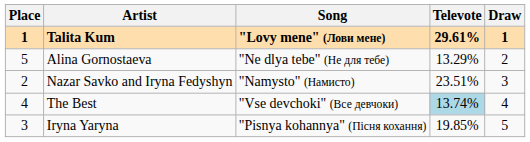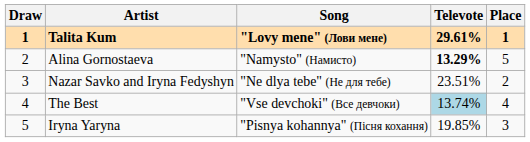columns swapped: (505, 15) <-> (25, 15)
(314, 59) "Ne dlya tebe" (Не для тебе) -> (298, 59) "Namysto" (Намисто)
(457, 59) normal -> (459, 59) bold
(297, 81) "Namysto" (Намисто) -> (316, 81) "Ne dlya tebe" (Не для тебе)
